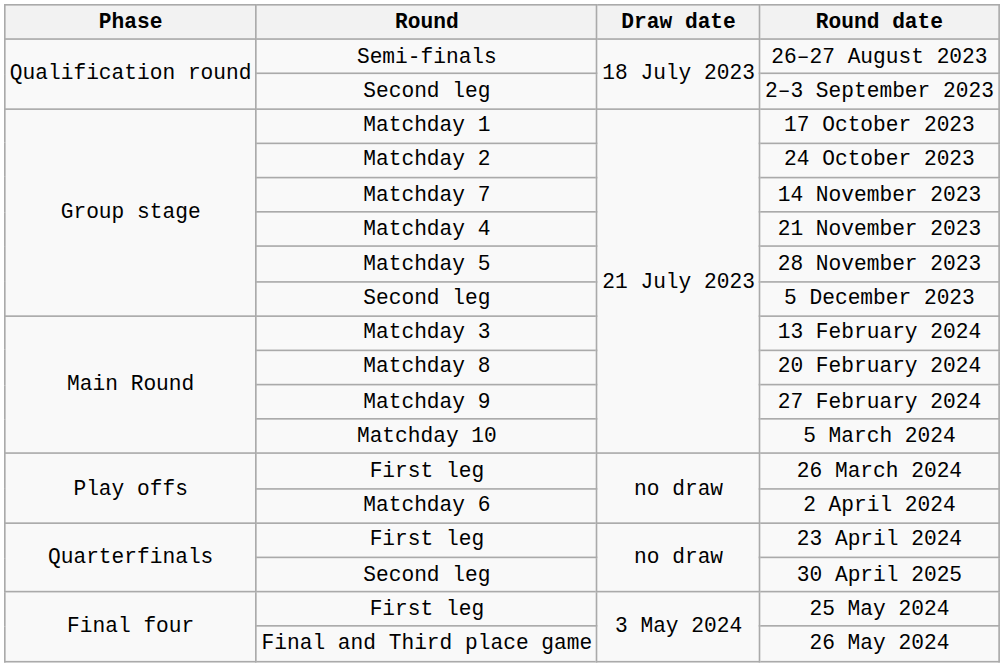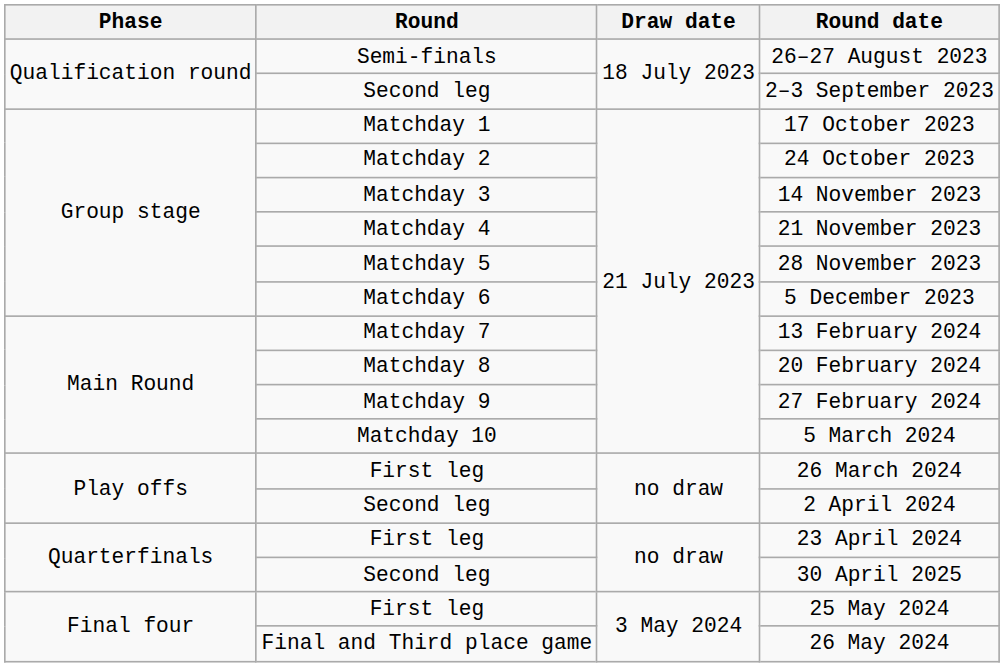(427, 195) Matchday 7 -> (427, 195) Matchday 3
(427, 298) Second leg -> (427, 298) Matchday 6
(427, 333) Matchday 3 -> (427, 333) Matchday 7
(427, 506) Matchday 6 -> (427, 506) Second leg
